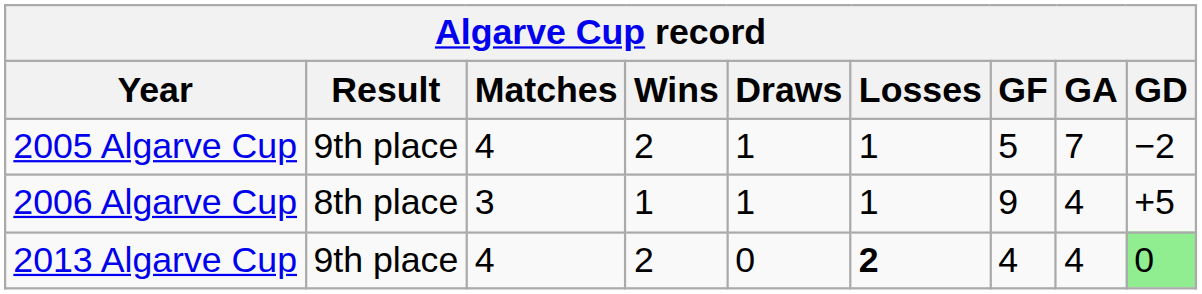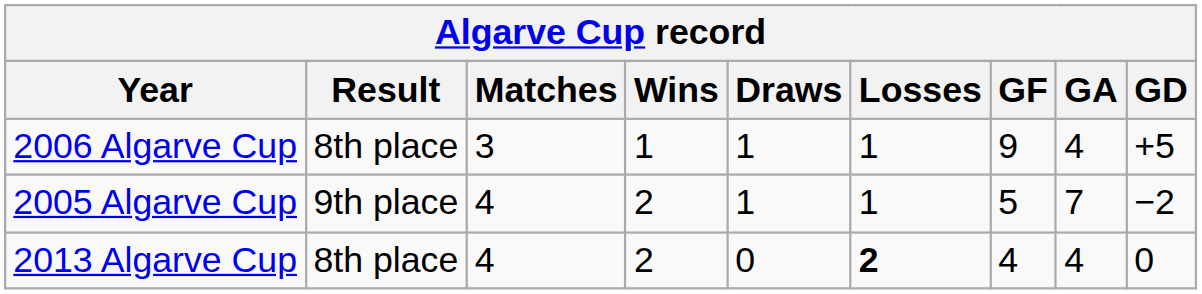rows swapped: (155, 145) <-> (155, 202)
(386, 259) 9th place -> (386, 259) 8th place
(1144, 259) lightgreen background -> (1144, 259) no background
